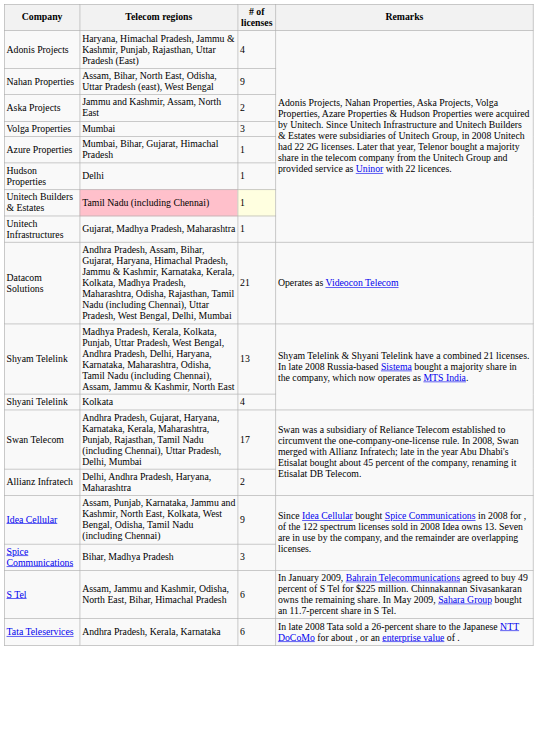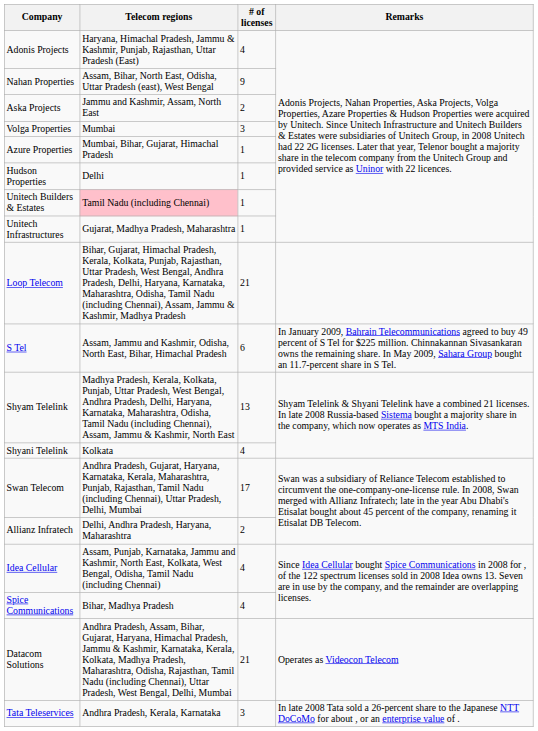(242, 202) lightyellow background -> (242, 202) no background
+ row: (35, 283)
rows swapped: (25, 283) <-> (17, 594)
(242, 519) 9 -> (242, 568) 4
(242, 557) 3 -> (242, 605) 4
(242, 632) 6 -> (242, 713) 3
